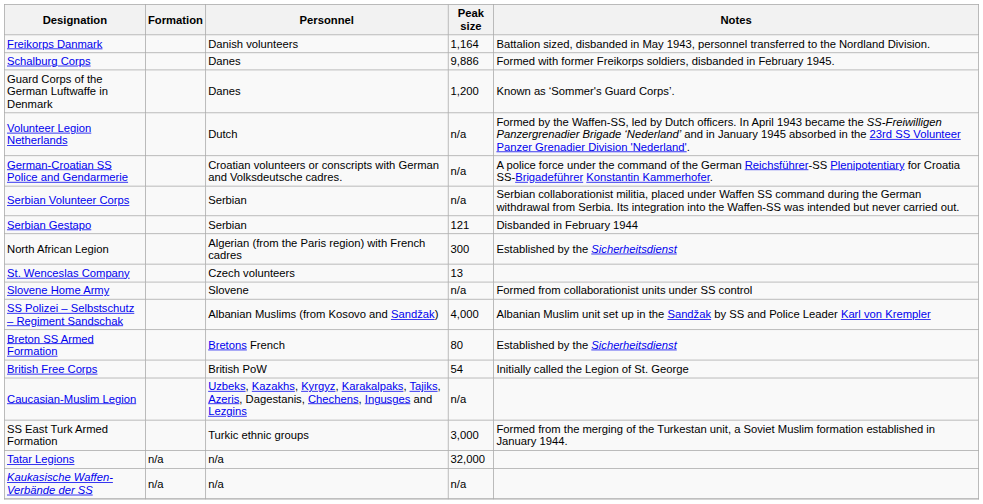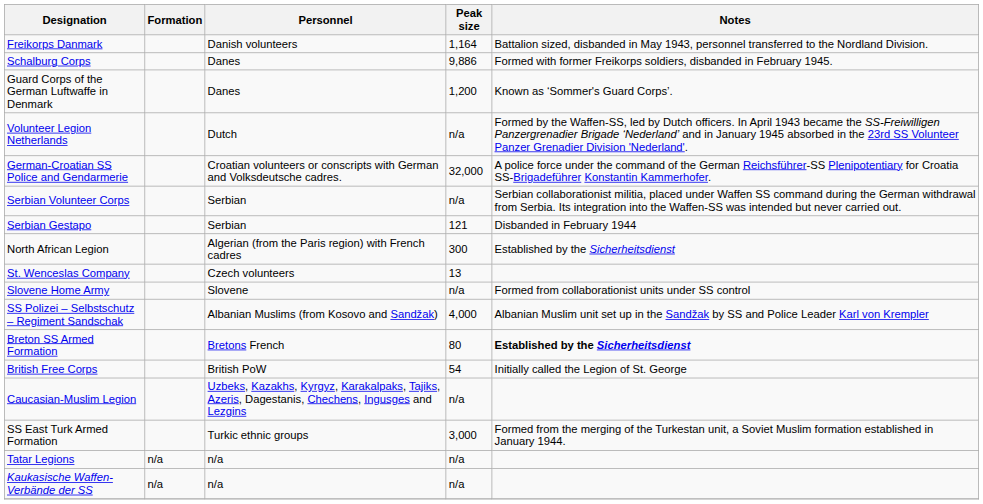(458, 171) n/a -> (466, 171) 32,000
(587, 345) normal -> (592, 345) bold
(468, 460) 32,000 -> (457, 460) n/a
